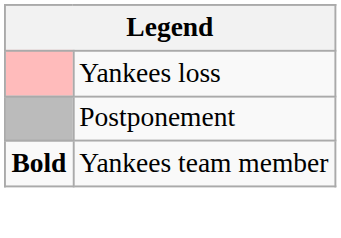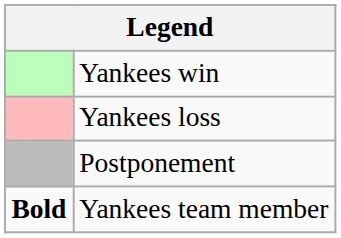+ row: (149, 72)
